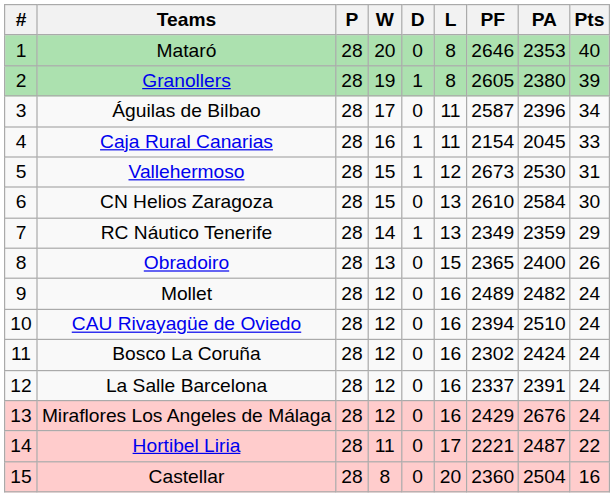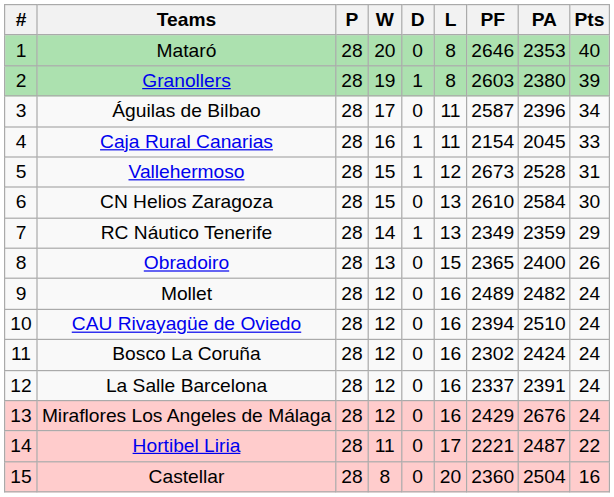(493, 80) 2605 -> (493, 80) 2603
(544, 171) 2530 -> (544, 171) 2528
